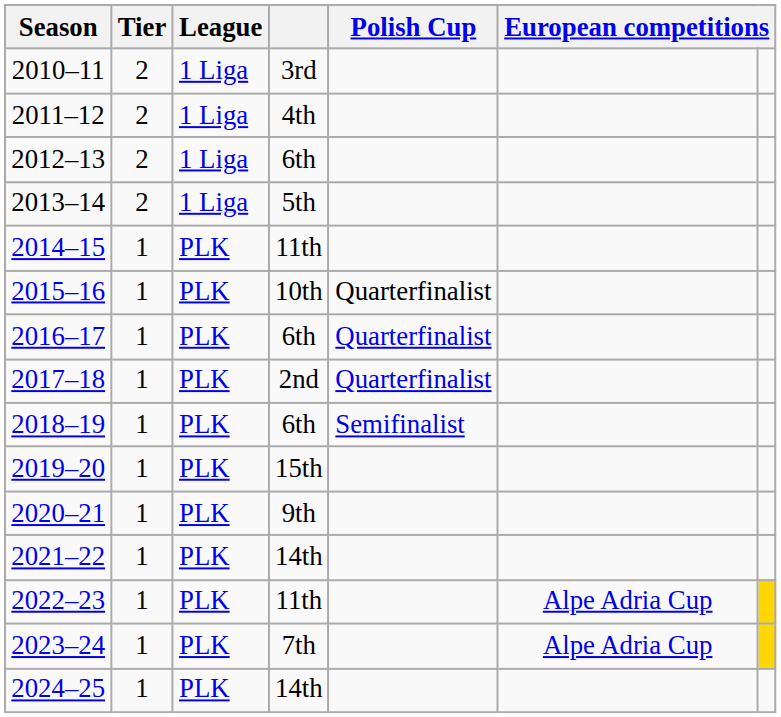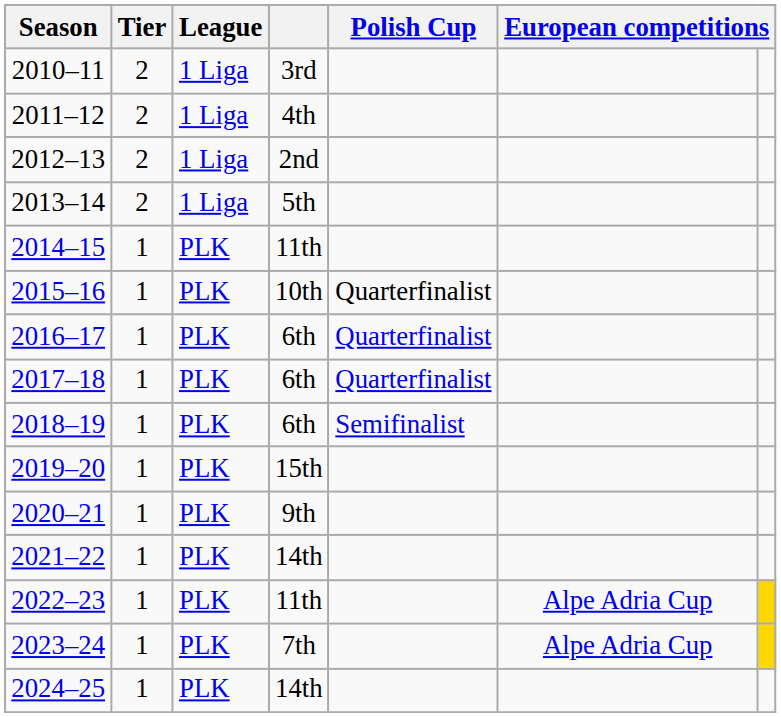(299, 158) 6th -> (299, 158) 2nd
(299, 379) 2nd -> (299, 379) 6th
